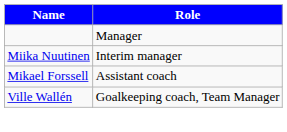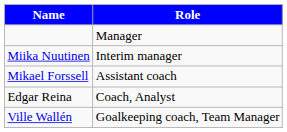+ row: (40, 96)
